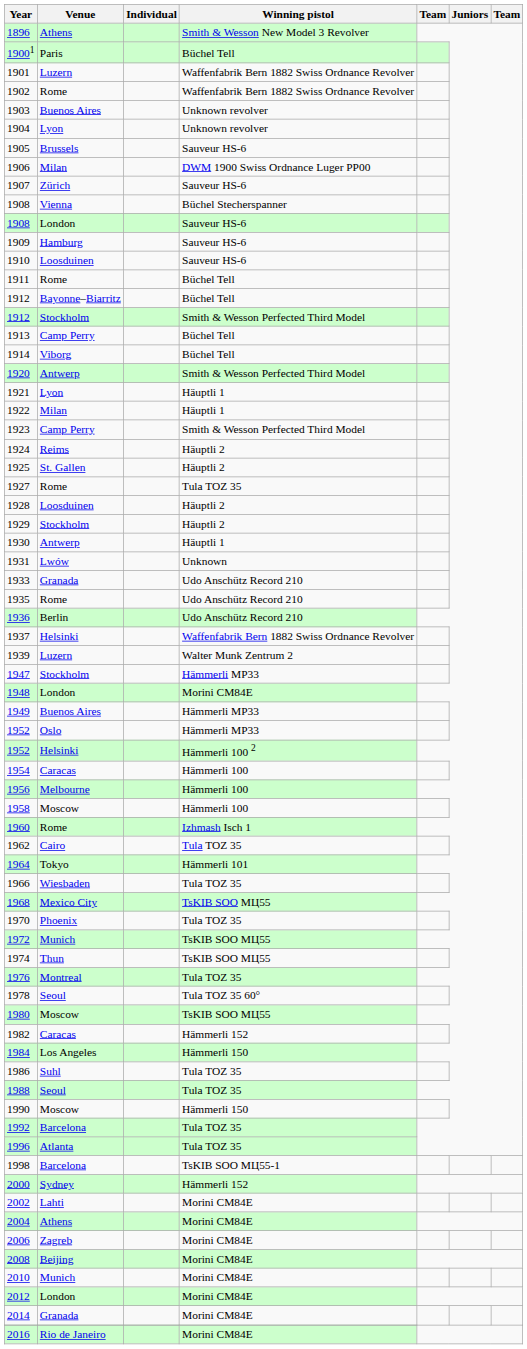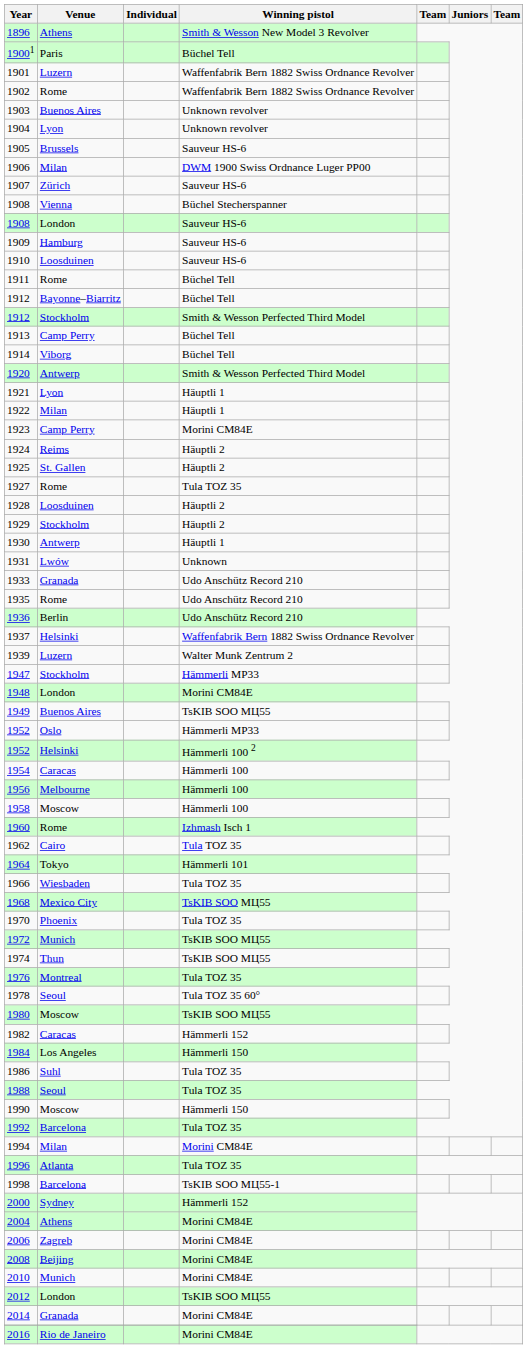(274, 429) Smith & Wesson Perfected Third Model -> (217, 429) Morini CM84E
(221, 711) Hämmerli MP33 -> (226, 711) TsKIB SOO MЦ55
+ row: (18, 1146)
- row: (18, 1202)
(217, 1296) Morini CM84E -> (226, 1296) TsKIB SOO MЦ55
